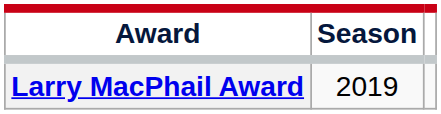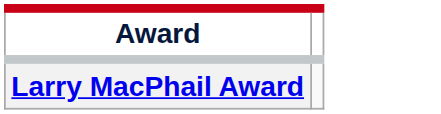- column: (367, 33)
